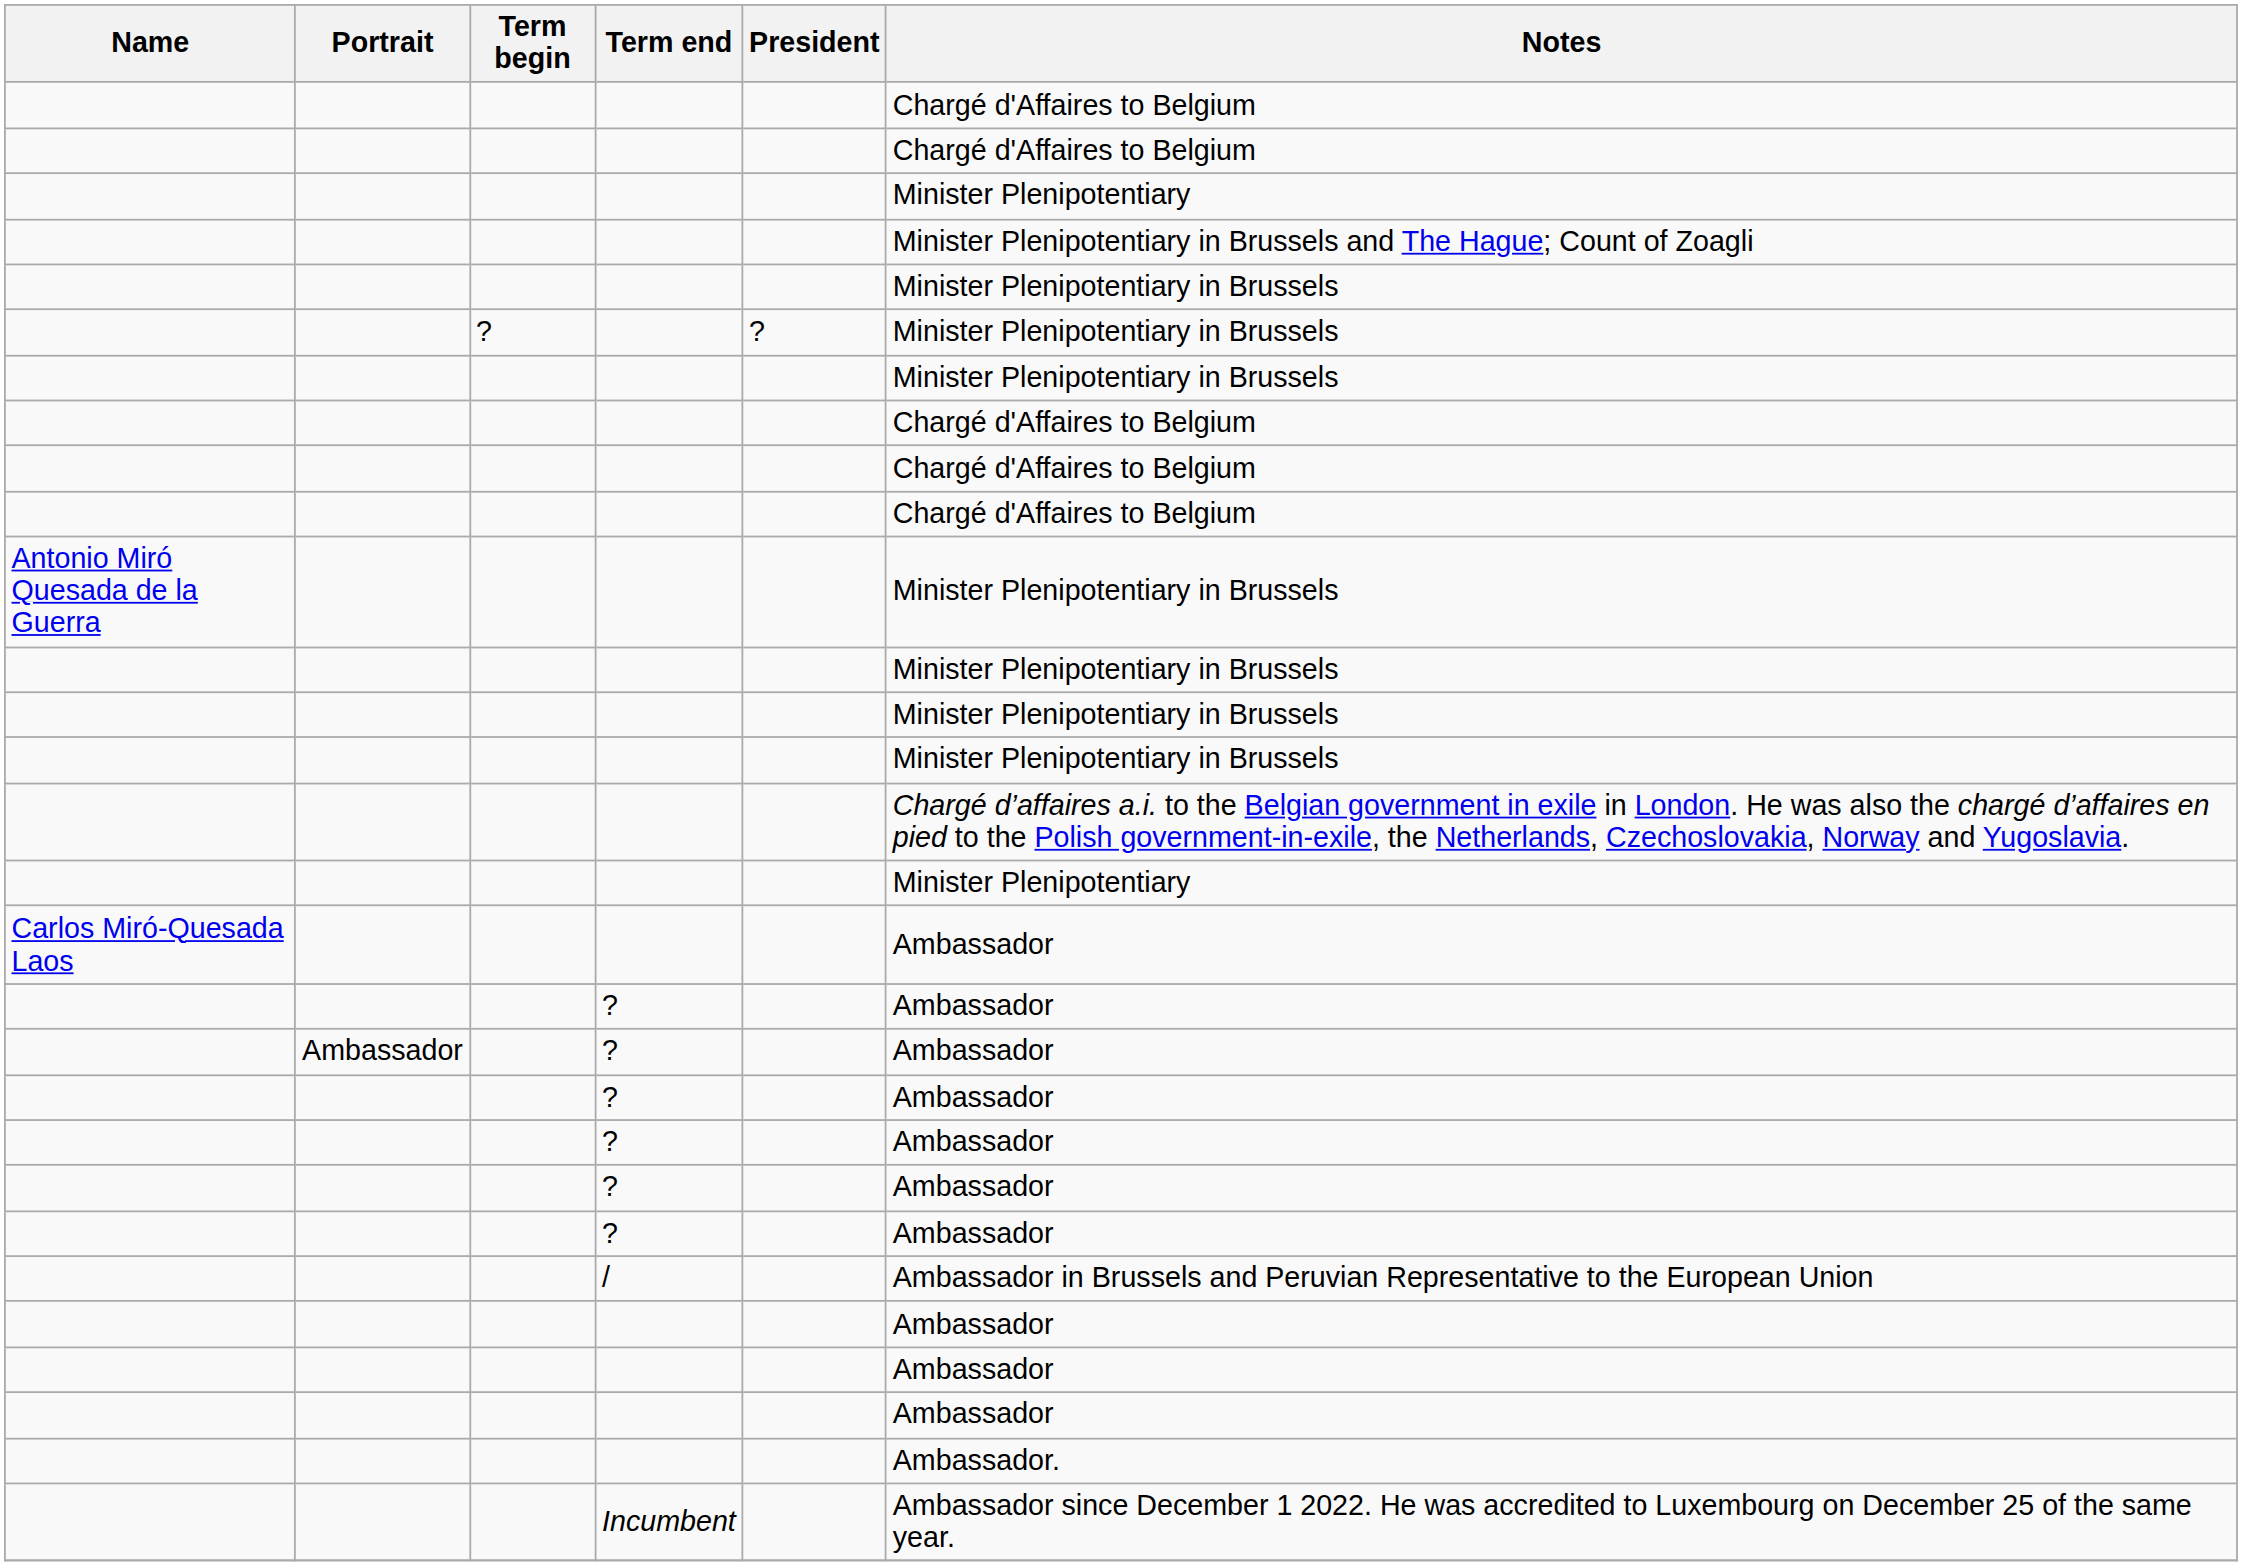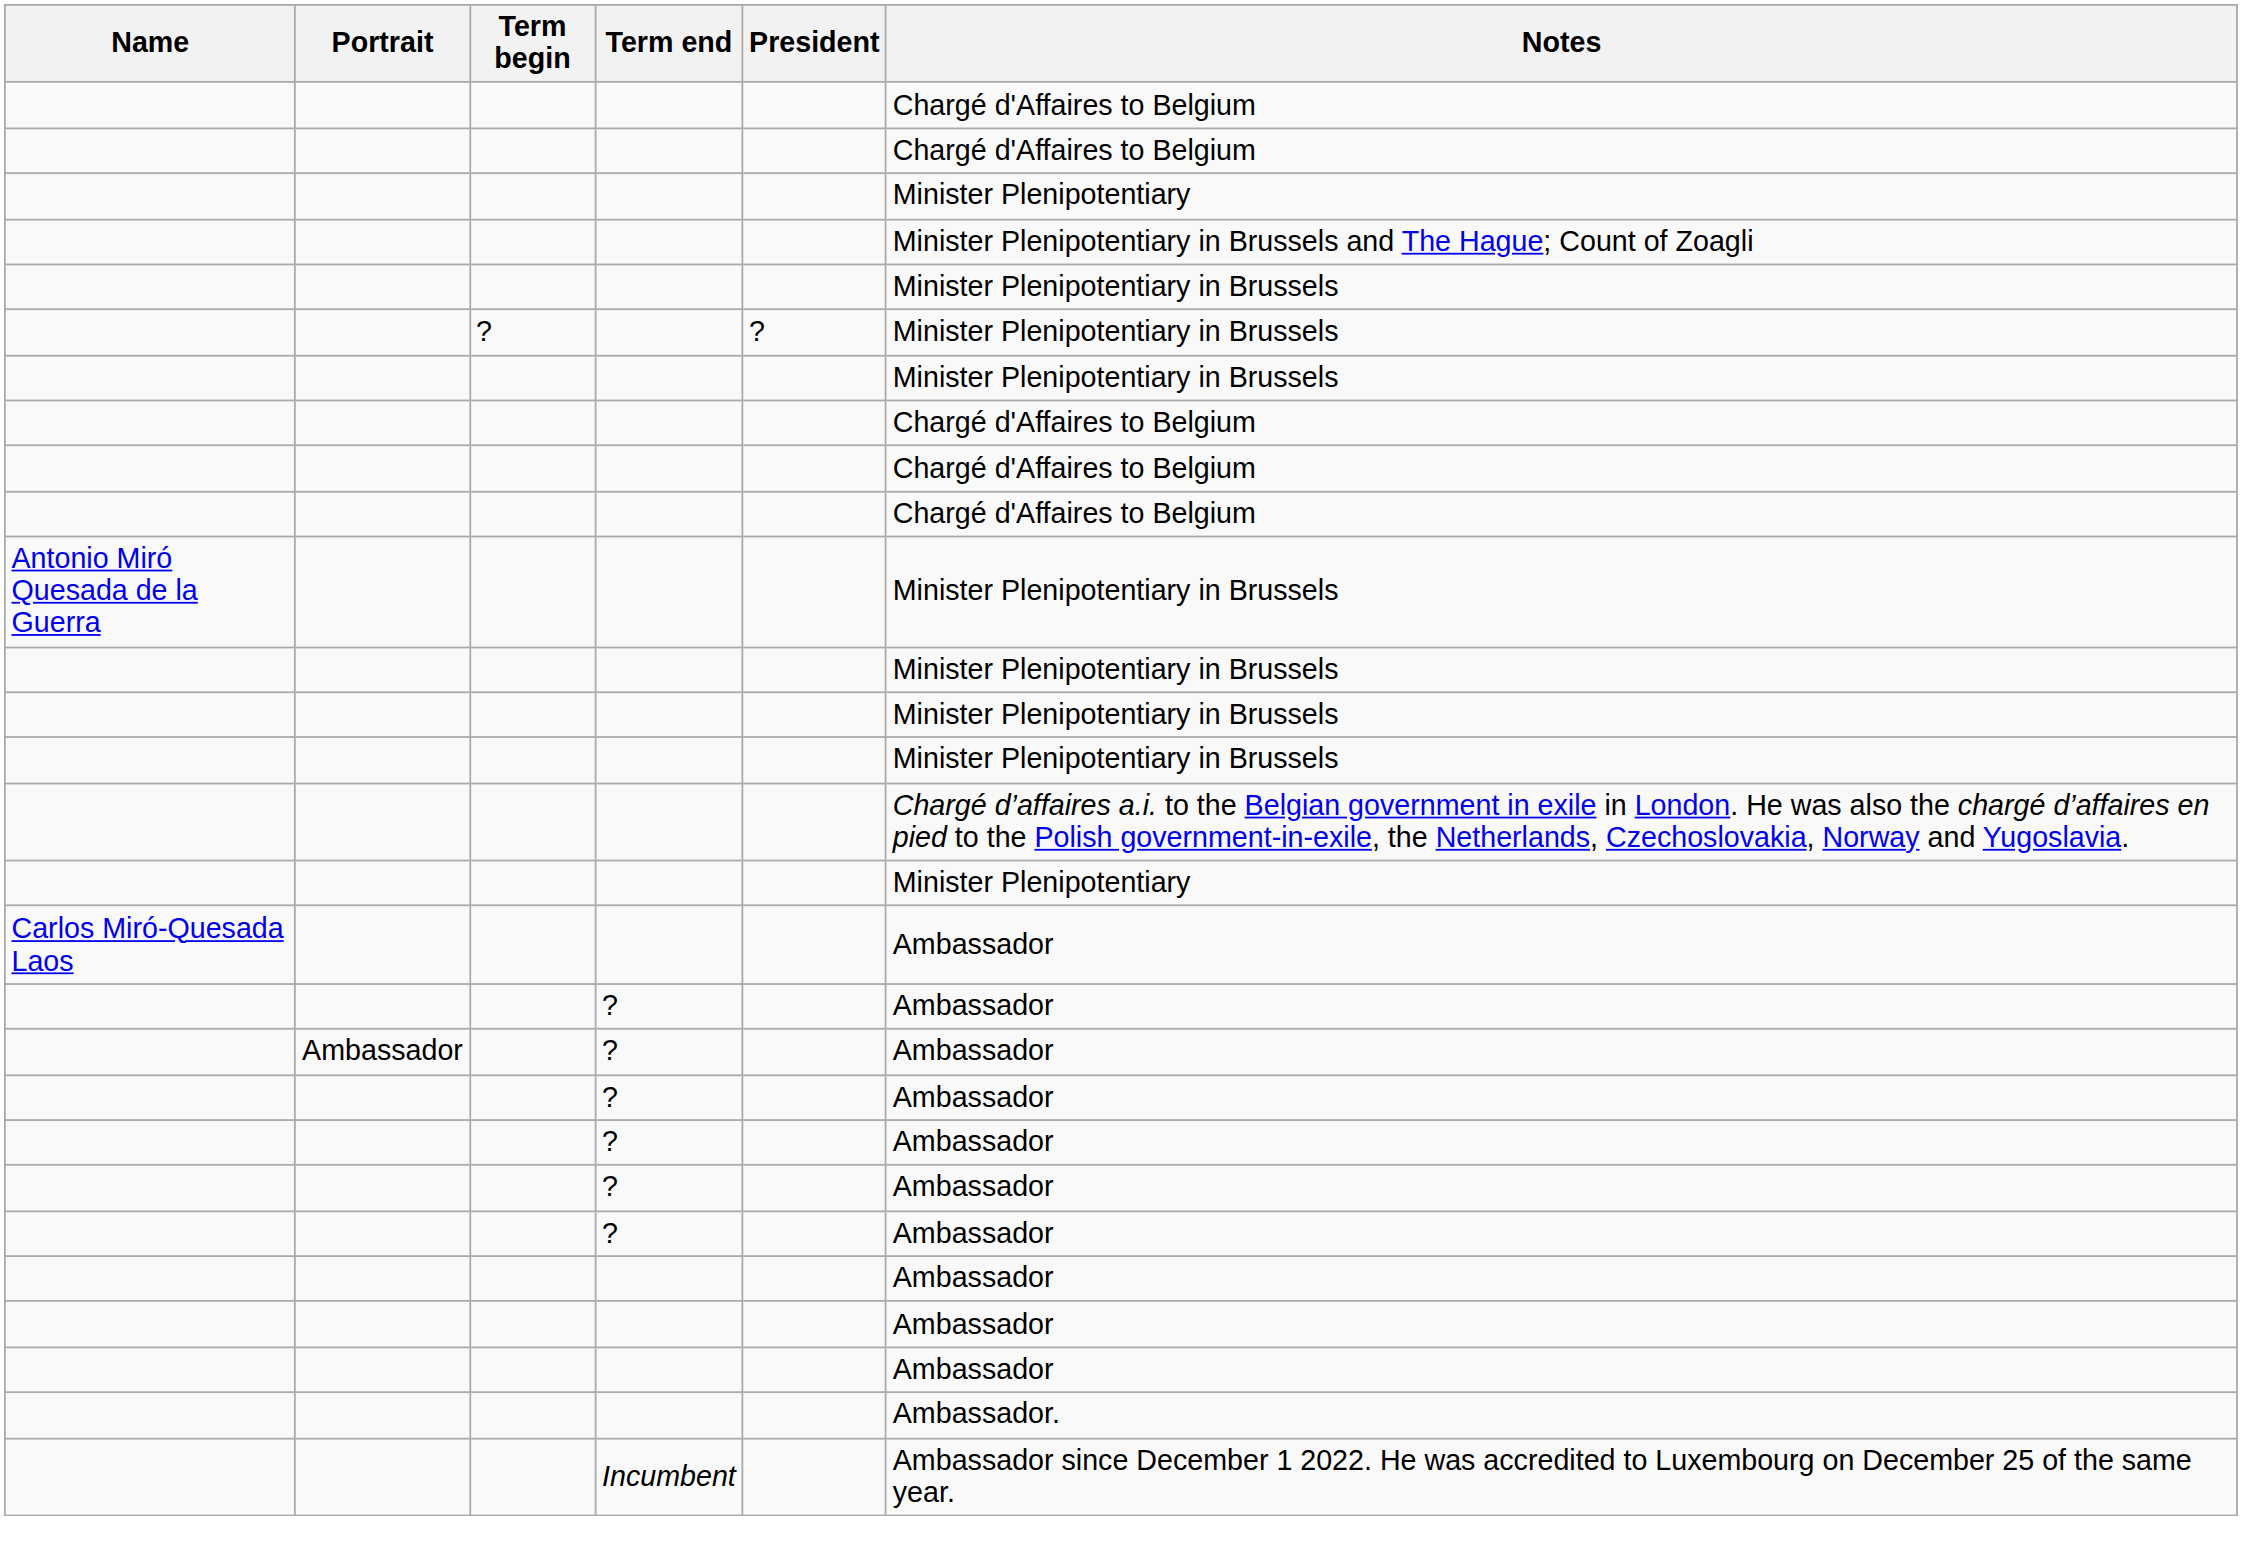- row: (150, 1279)
